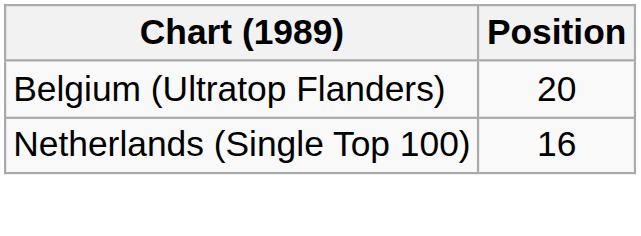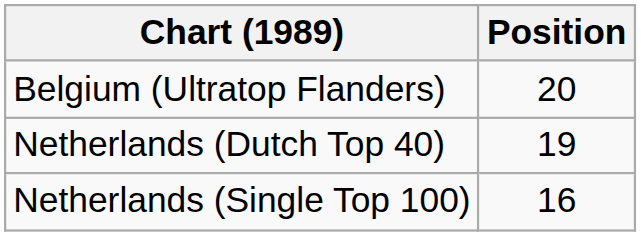+ row: (229, 144)
